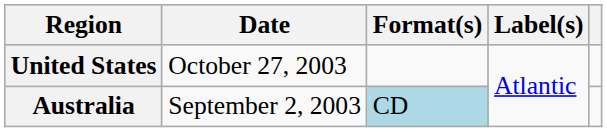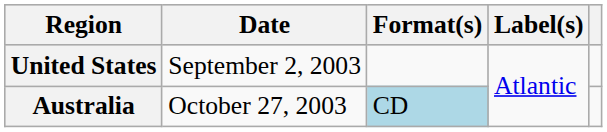(258, 65) October 27, 2003 -> (265, 65) September 2, 2003
(265, 106) September 2, 2003 -> (258, 106) October 27, 2003
